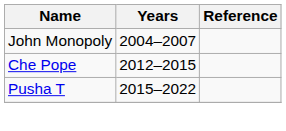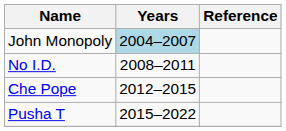(158, 41) no background -> (158, 41) lightblue background
+ row: (32, 65)
